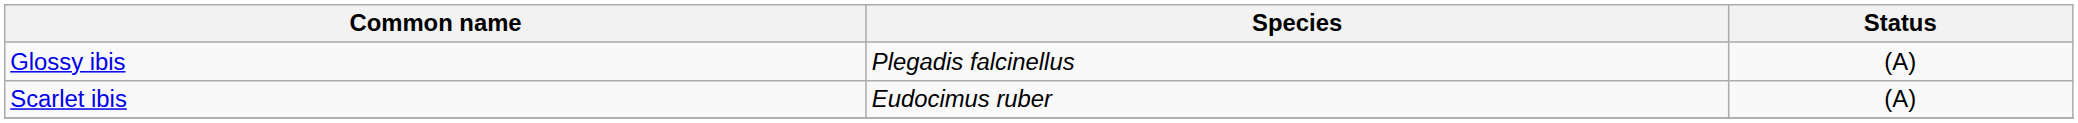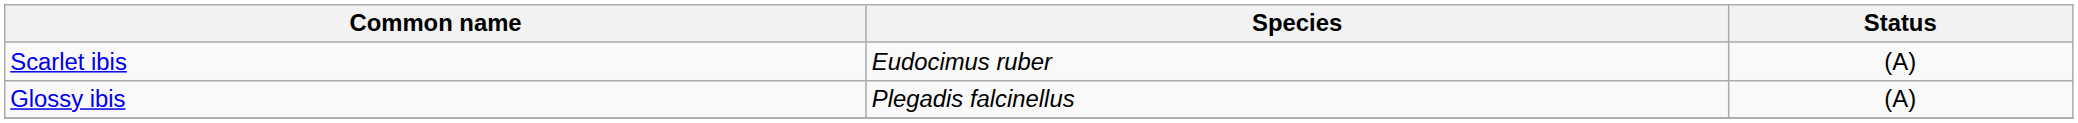rows swapped: (69, 99) <-> (68, 61)
